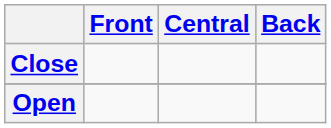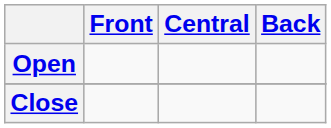rows swapped: (44, 63) <-> (44, 102)
